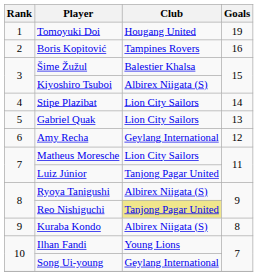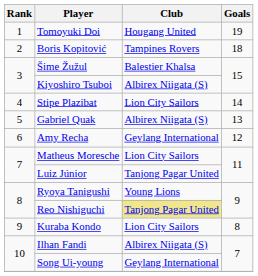(237, 49) 16 -> (237, 49) 18
(162, 120) Lion City Sailors -> (166, 120) Albirex Niigata (S)
(166, 191) Albirex Niigata (S) -> (152, 191) Young Lions
(166, 227) Albirex Niigata (S) -> (162, 227) Lion City Sailors
(152, 244) Young Lions -> (166, 244) Albirex Niigata (S)
